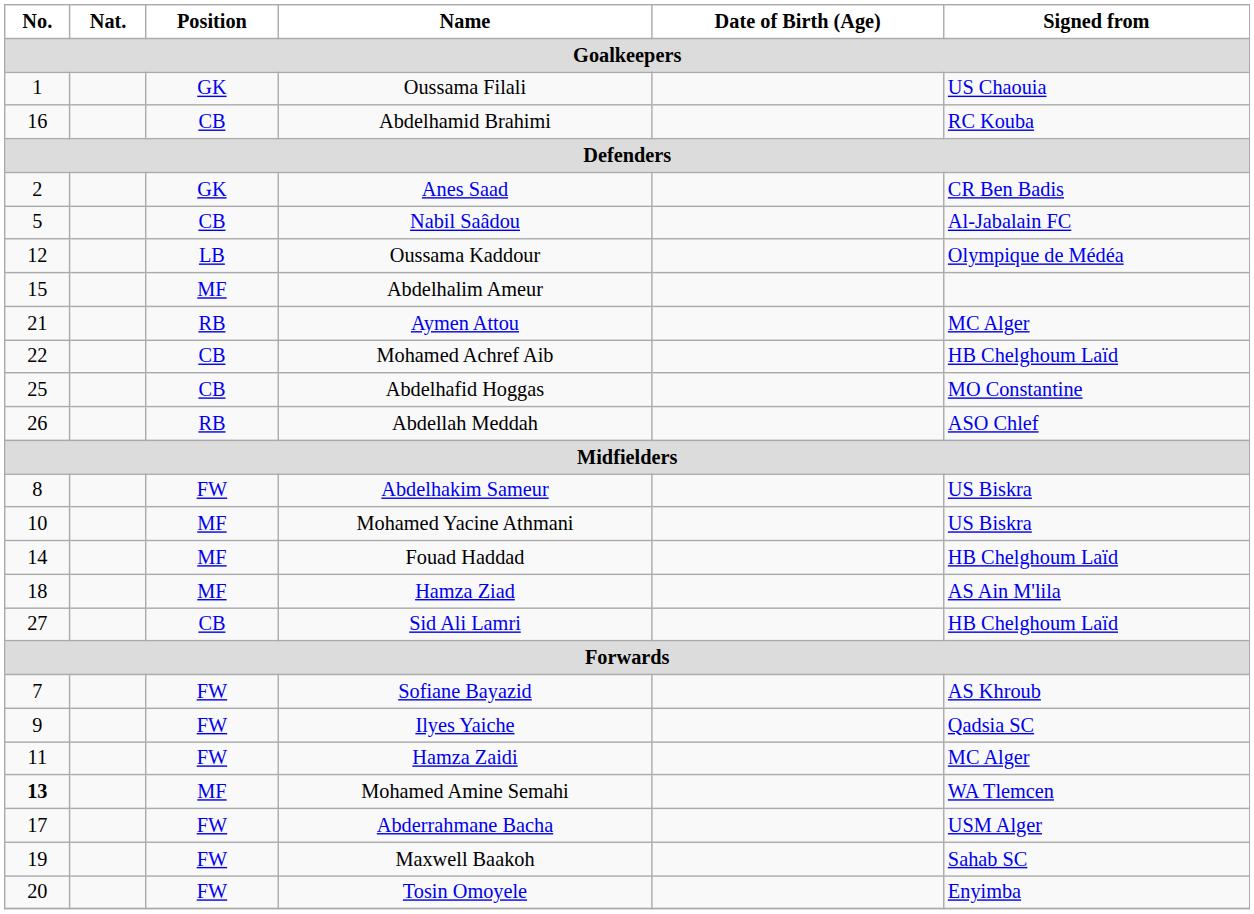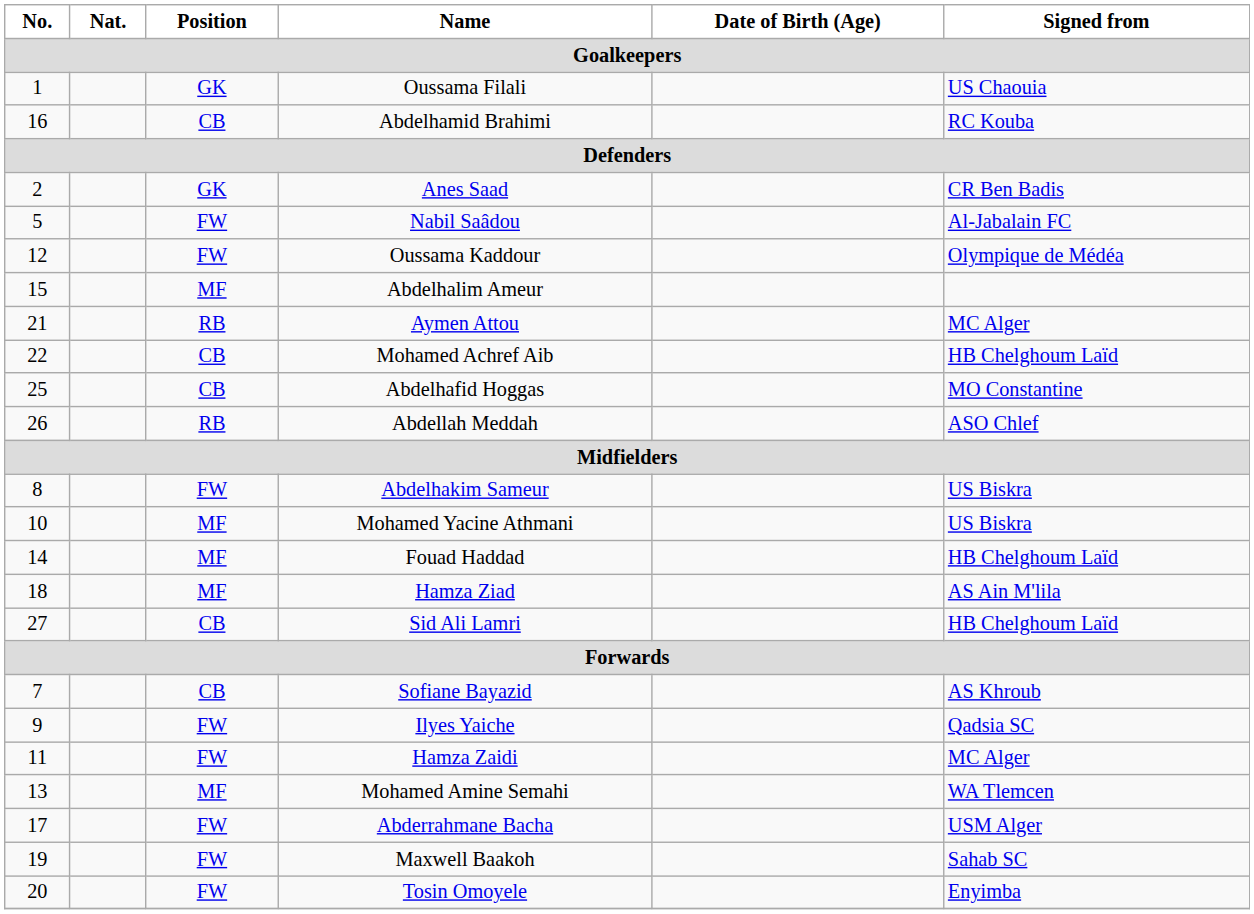(212, 222) CB -> (212, 222) FW
(212, 256) LB -> (212, 256) FW
(212, 691) FW -> (212, 691) CB
(37, 791) bold -> (37, 791) normal
